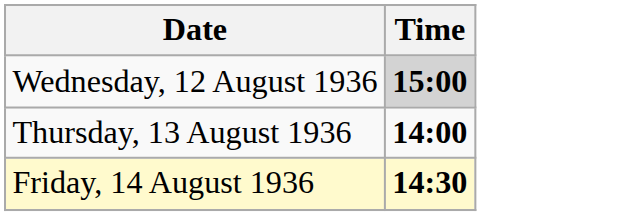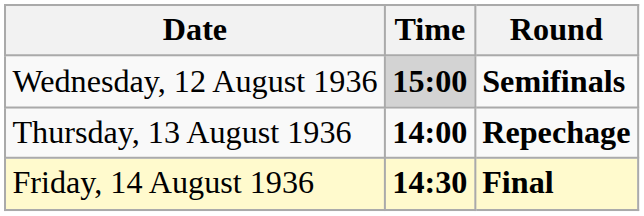+ column: (556, 30)
